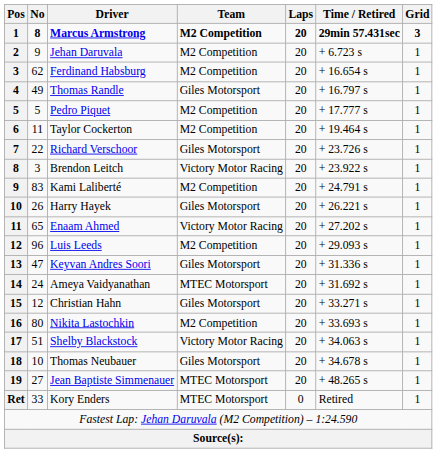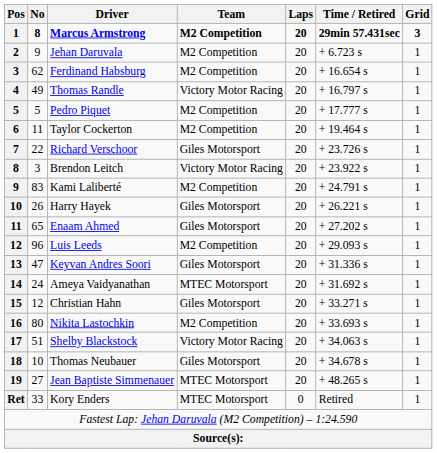(220, 90) Giles Motorsport -> (231, 90) Victory Motor Racing
(231, 226) Victory Motor Racing -> (220, 226) Giles Motorsport
